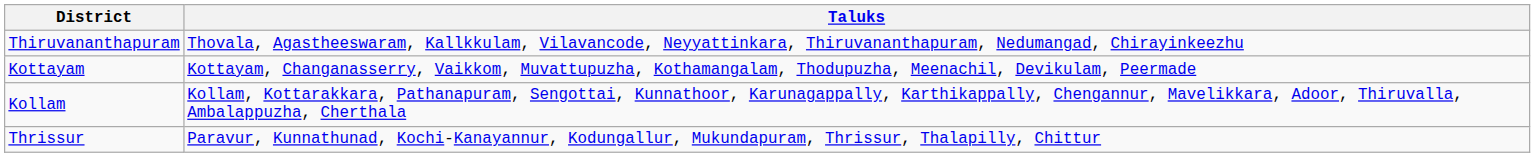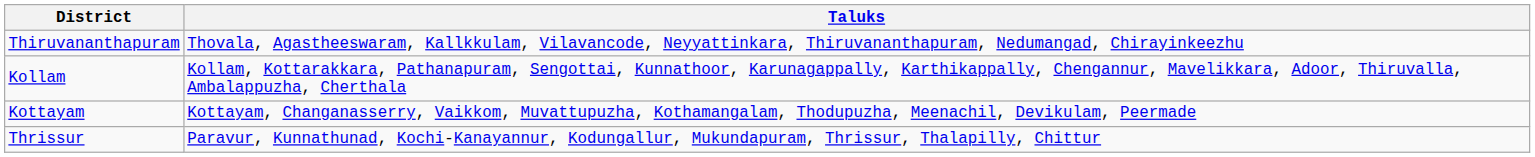rows swapped: (37, 104) <-> (46, 69)
